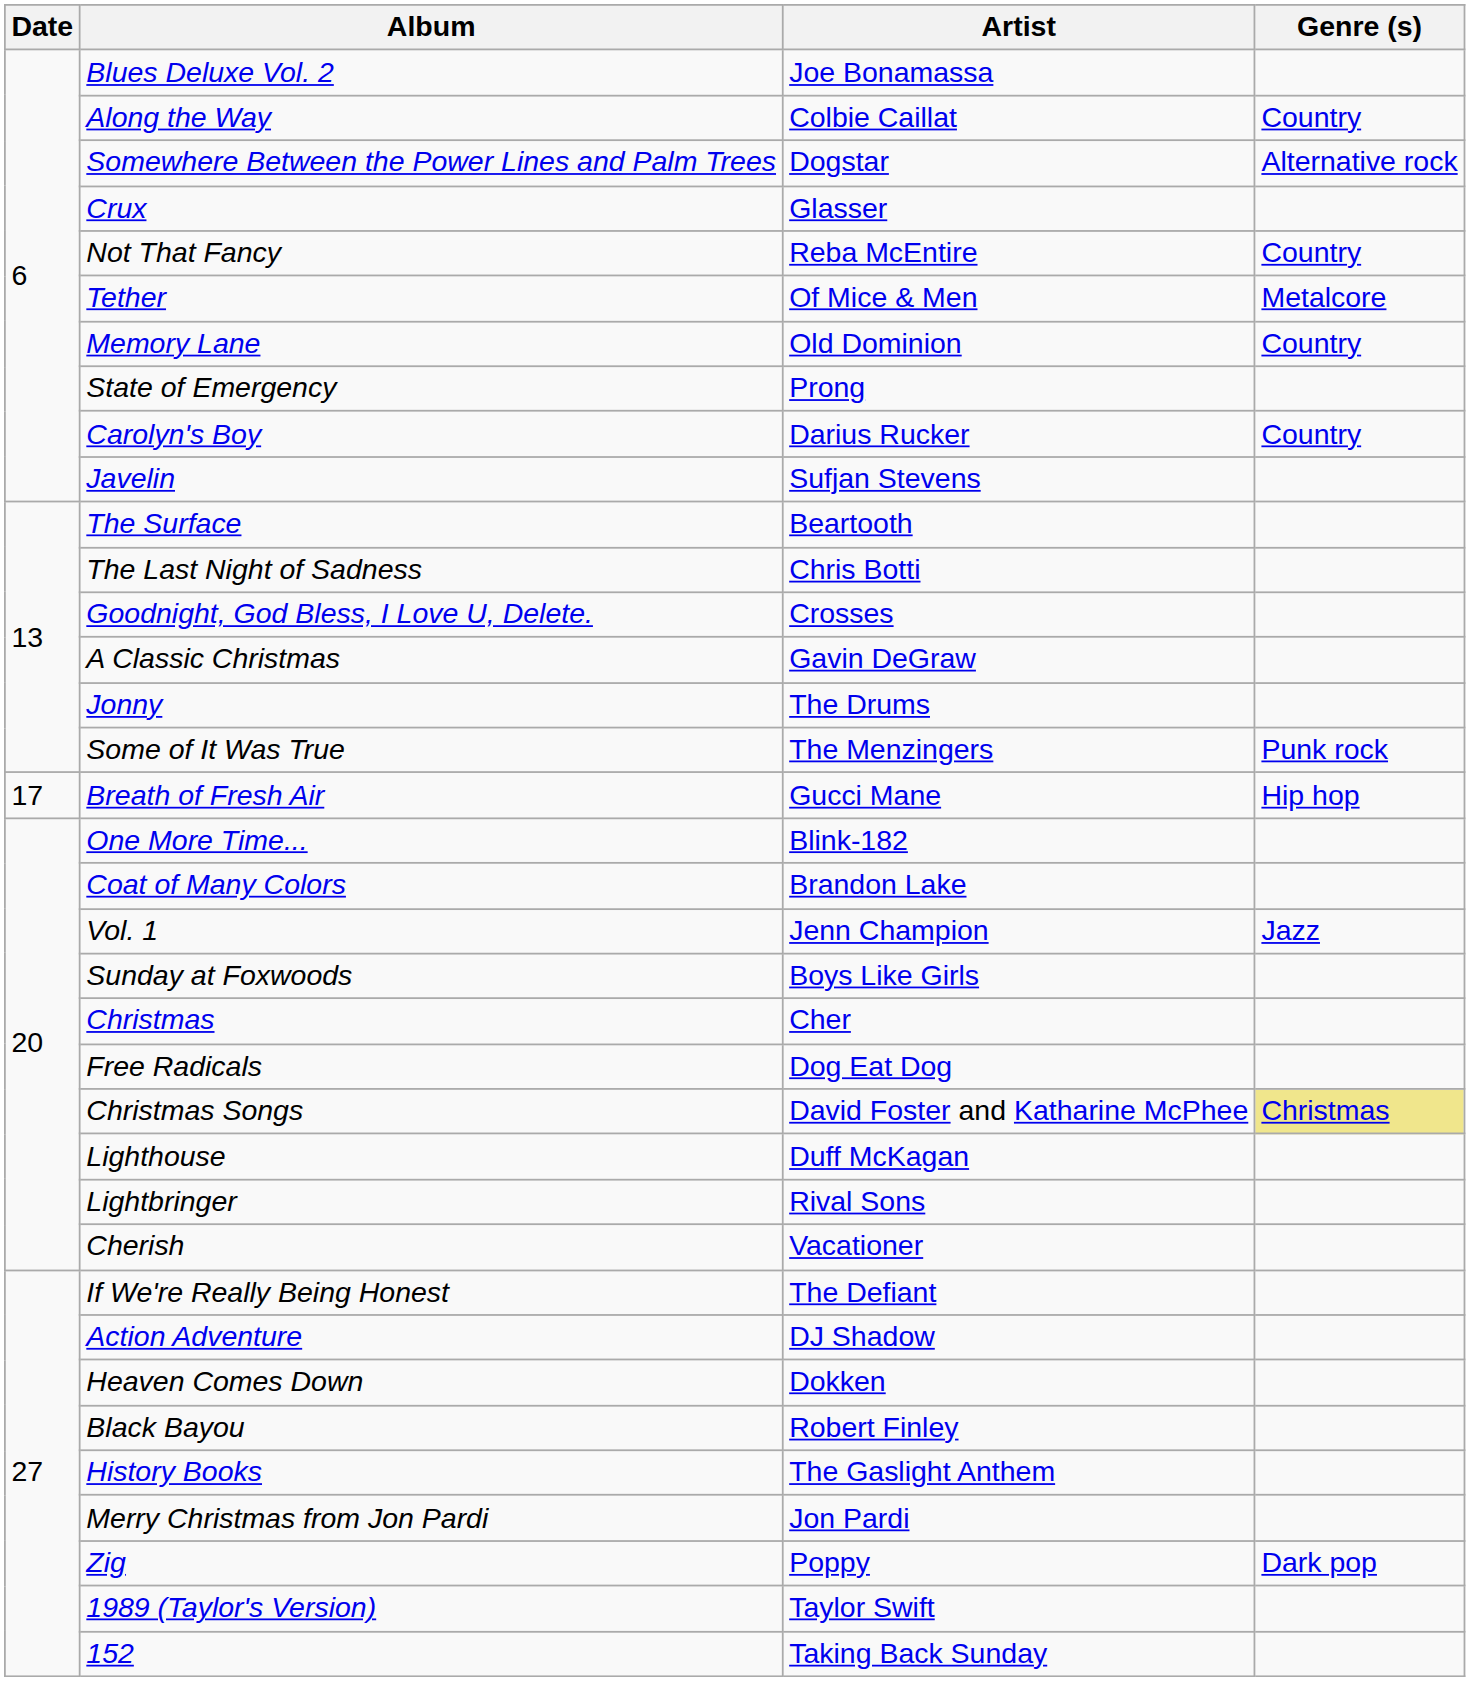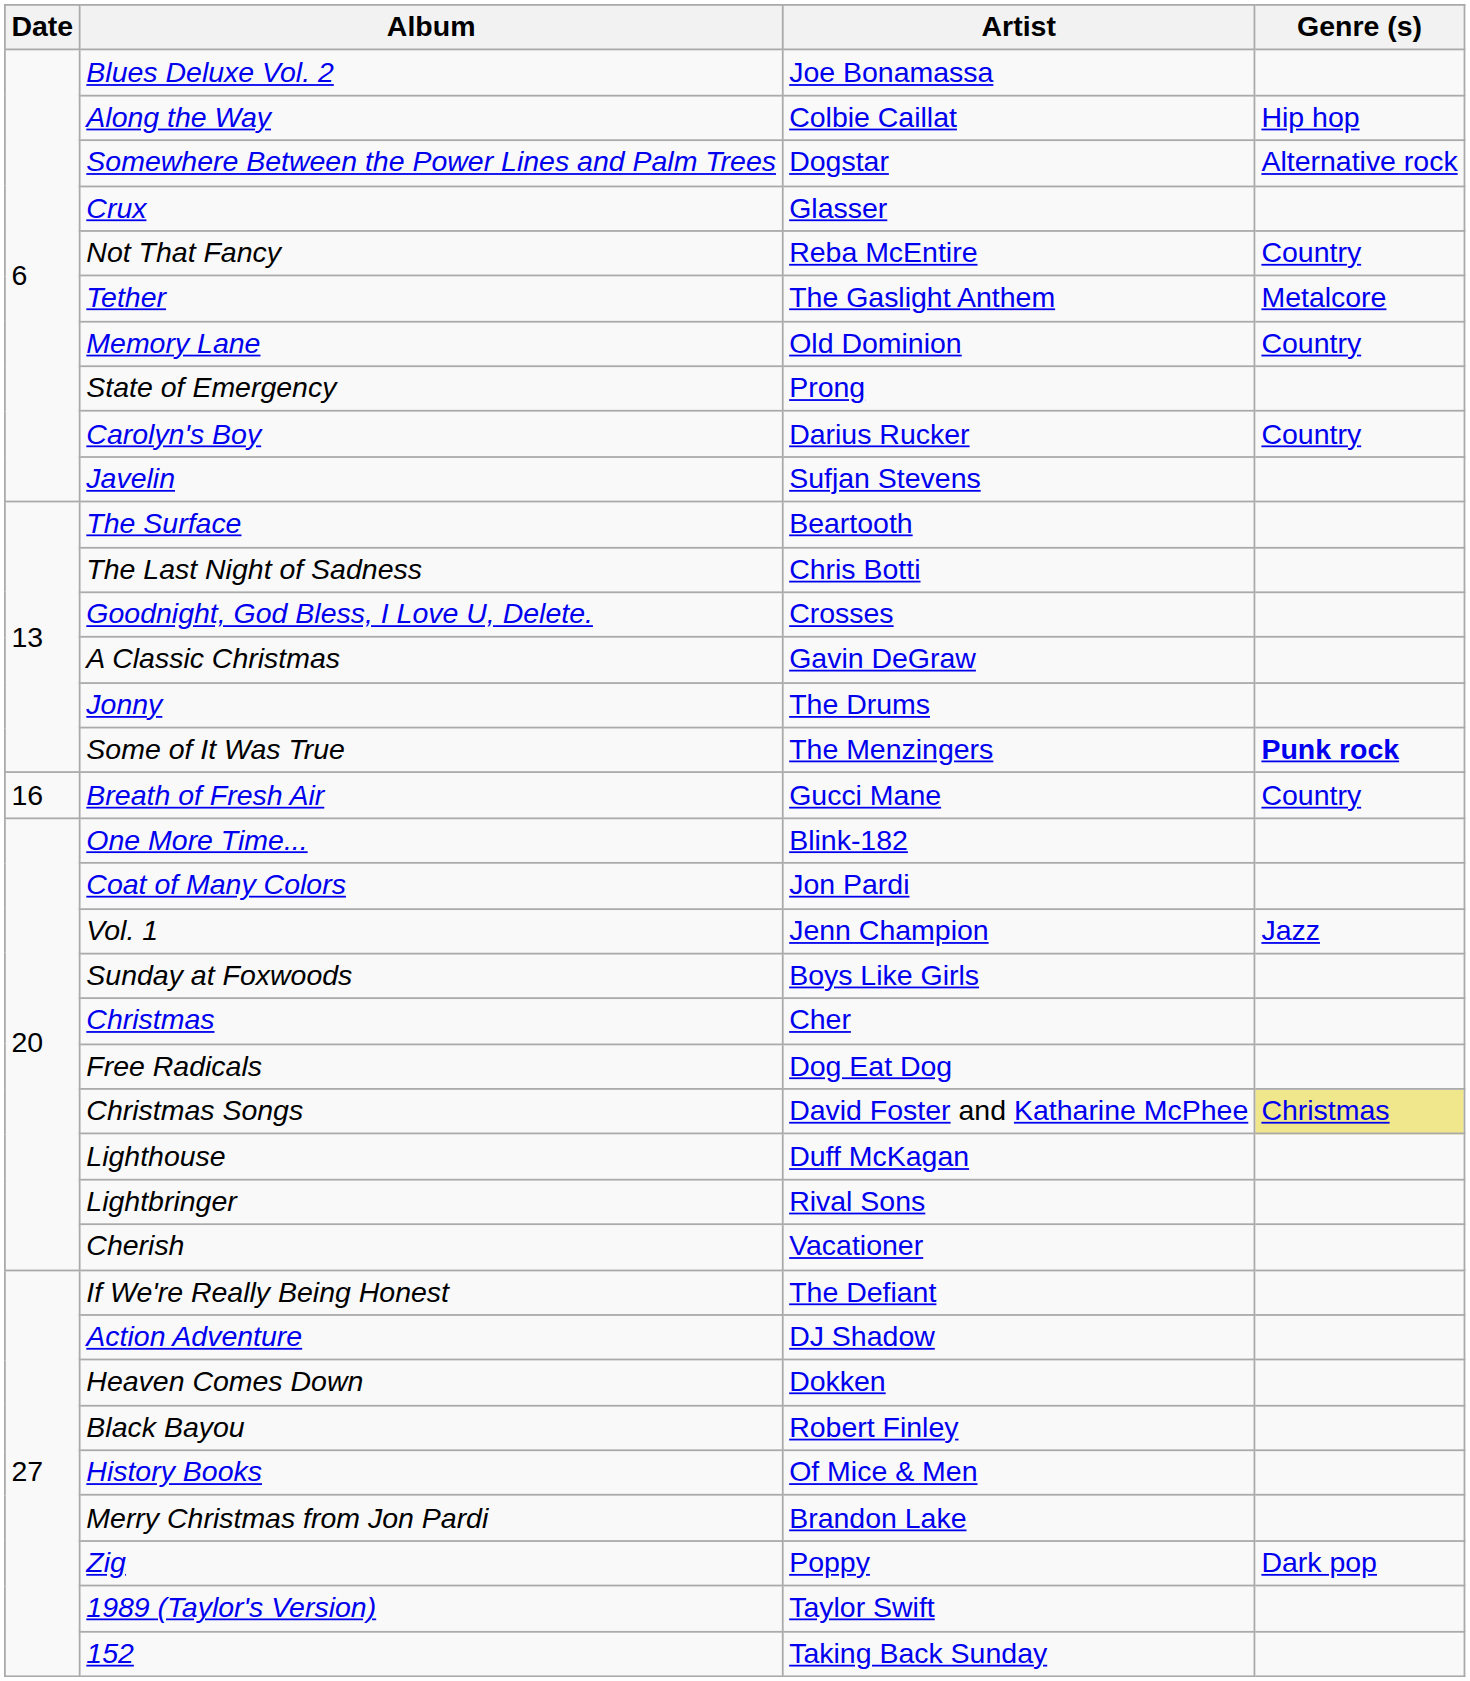(1311, 117) Country -> (1310, 117) Hip hop
(883, 298) Of Mice & Men -> (922, 298) The Gaslight Anthem
(1325, 749) normal -> (1330, 749) bold
(27, 794) 17 -> (27, 794) 16
(1310, 794) Hip hop -> (1311, 794) Country
(878, 885) Brandon Lake -> (849, 885) Jon Pardi
(922, 1472) The Gaslight Anthem -> (883, 1472) Of Mice & Men
(849, 1517) Jon Pardi -> (878, 1517) Brandon Lake
